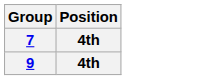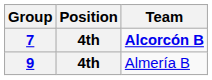+ column: (164, 17)
